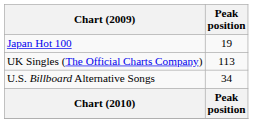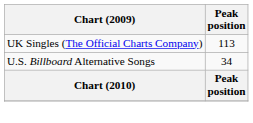- row: (39, 43)
